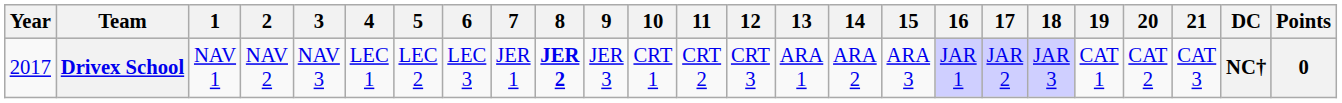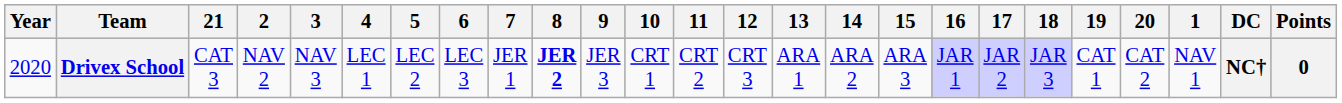columns swapped: (215, 21) <-> (1197, 21)
(30, 67) 2017 -> (30, 67) 2020
